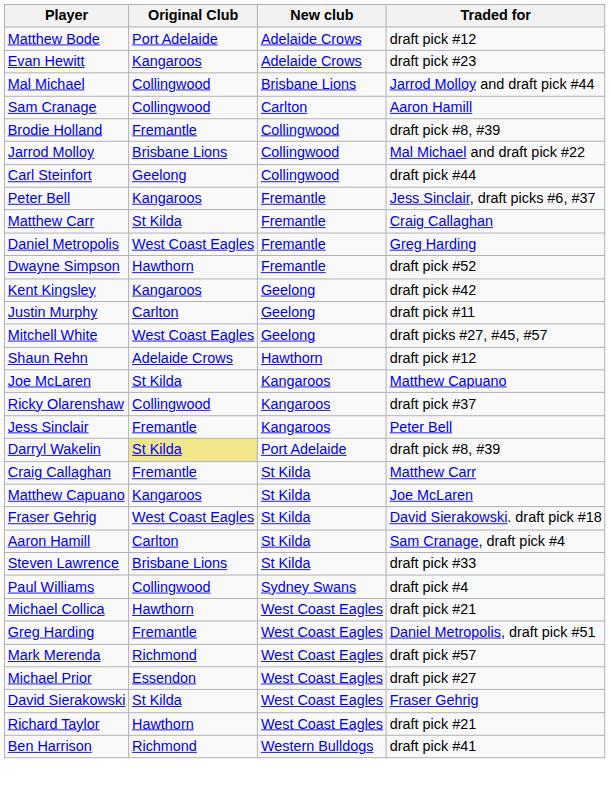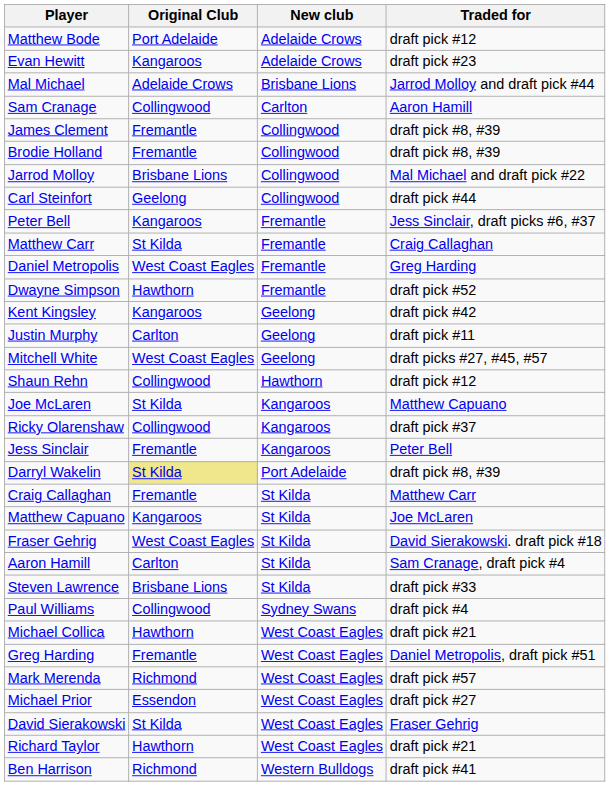(171, 84) Collingwood -> (182, 84) Adelaide Crows
+ row: (58, 130)
(182, 358) Adelaide Crows -> (171, 381) Collingwood
